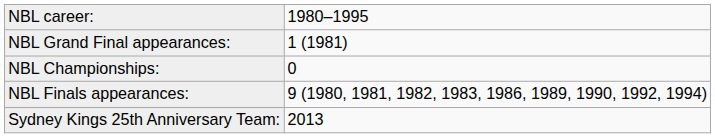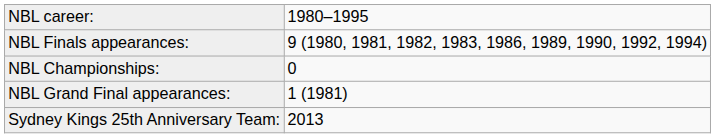rows swapped: (119, 42) <-> (99, 94)
